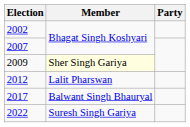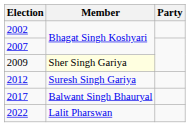(80, 79) Lalit Pharswan -> (92, 79) Suresh Singh Gariya
(92, 113) Suresh Singh Gariya -> (80, 113) Lalit Pharswan
